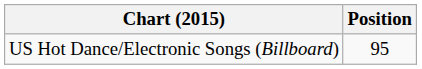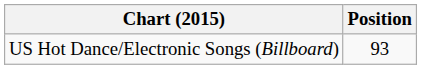(380, 49) 95 -> (380, 49) 93
